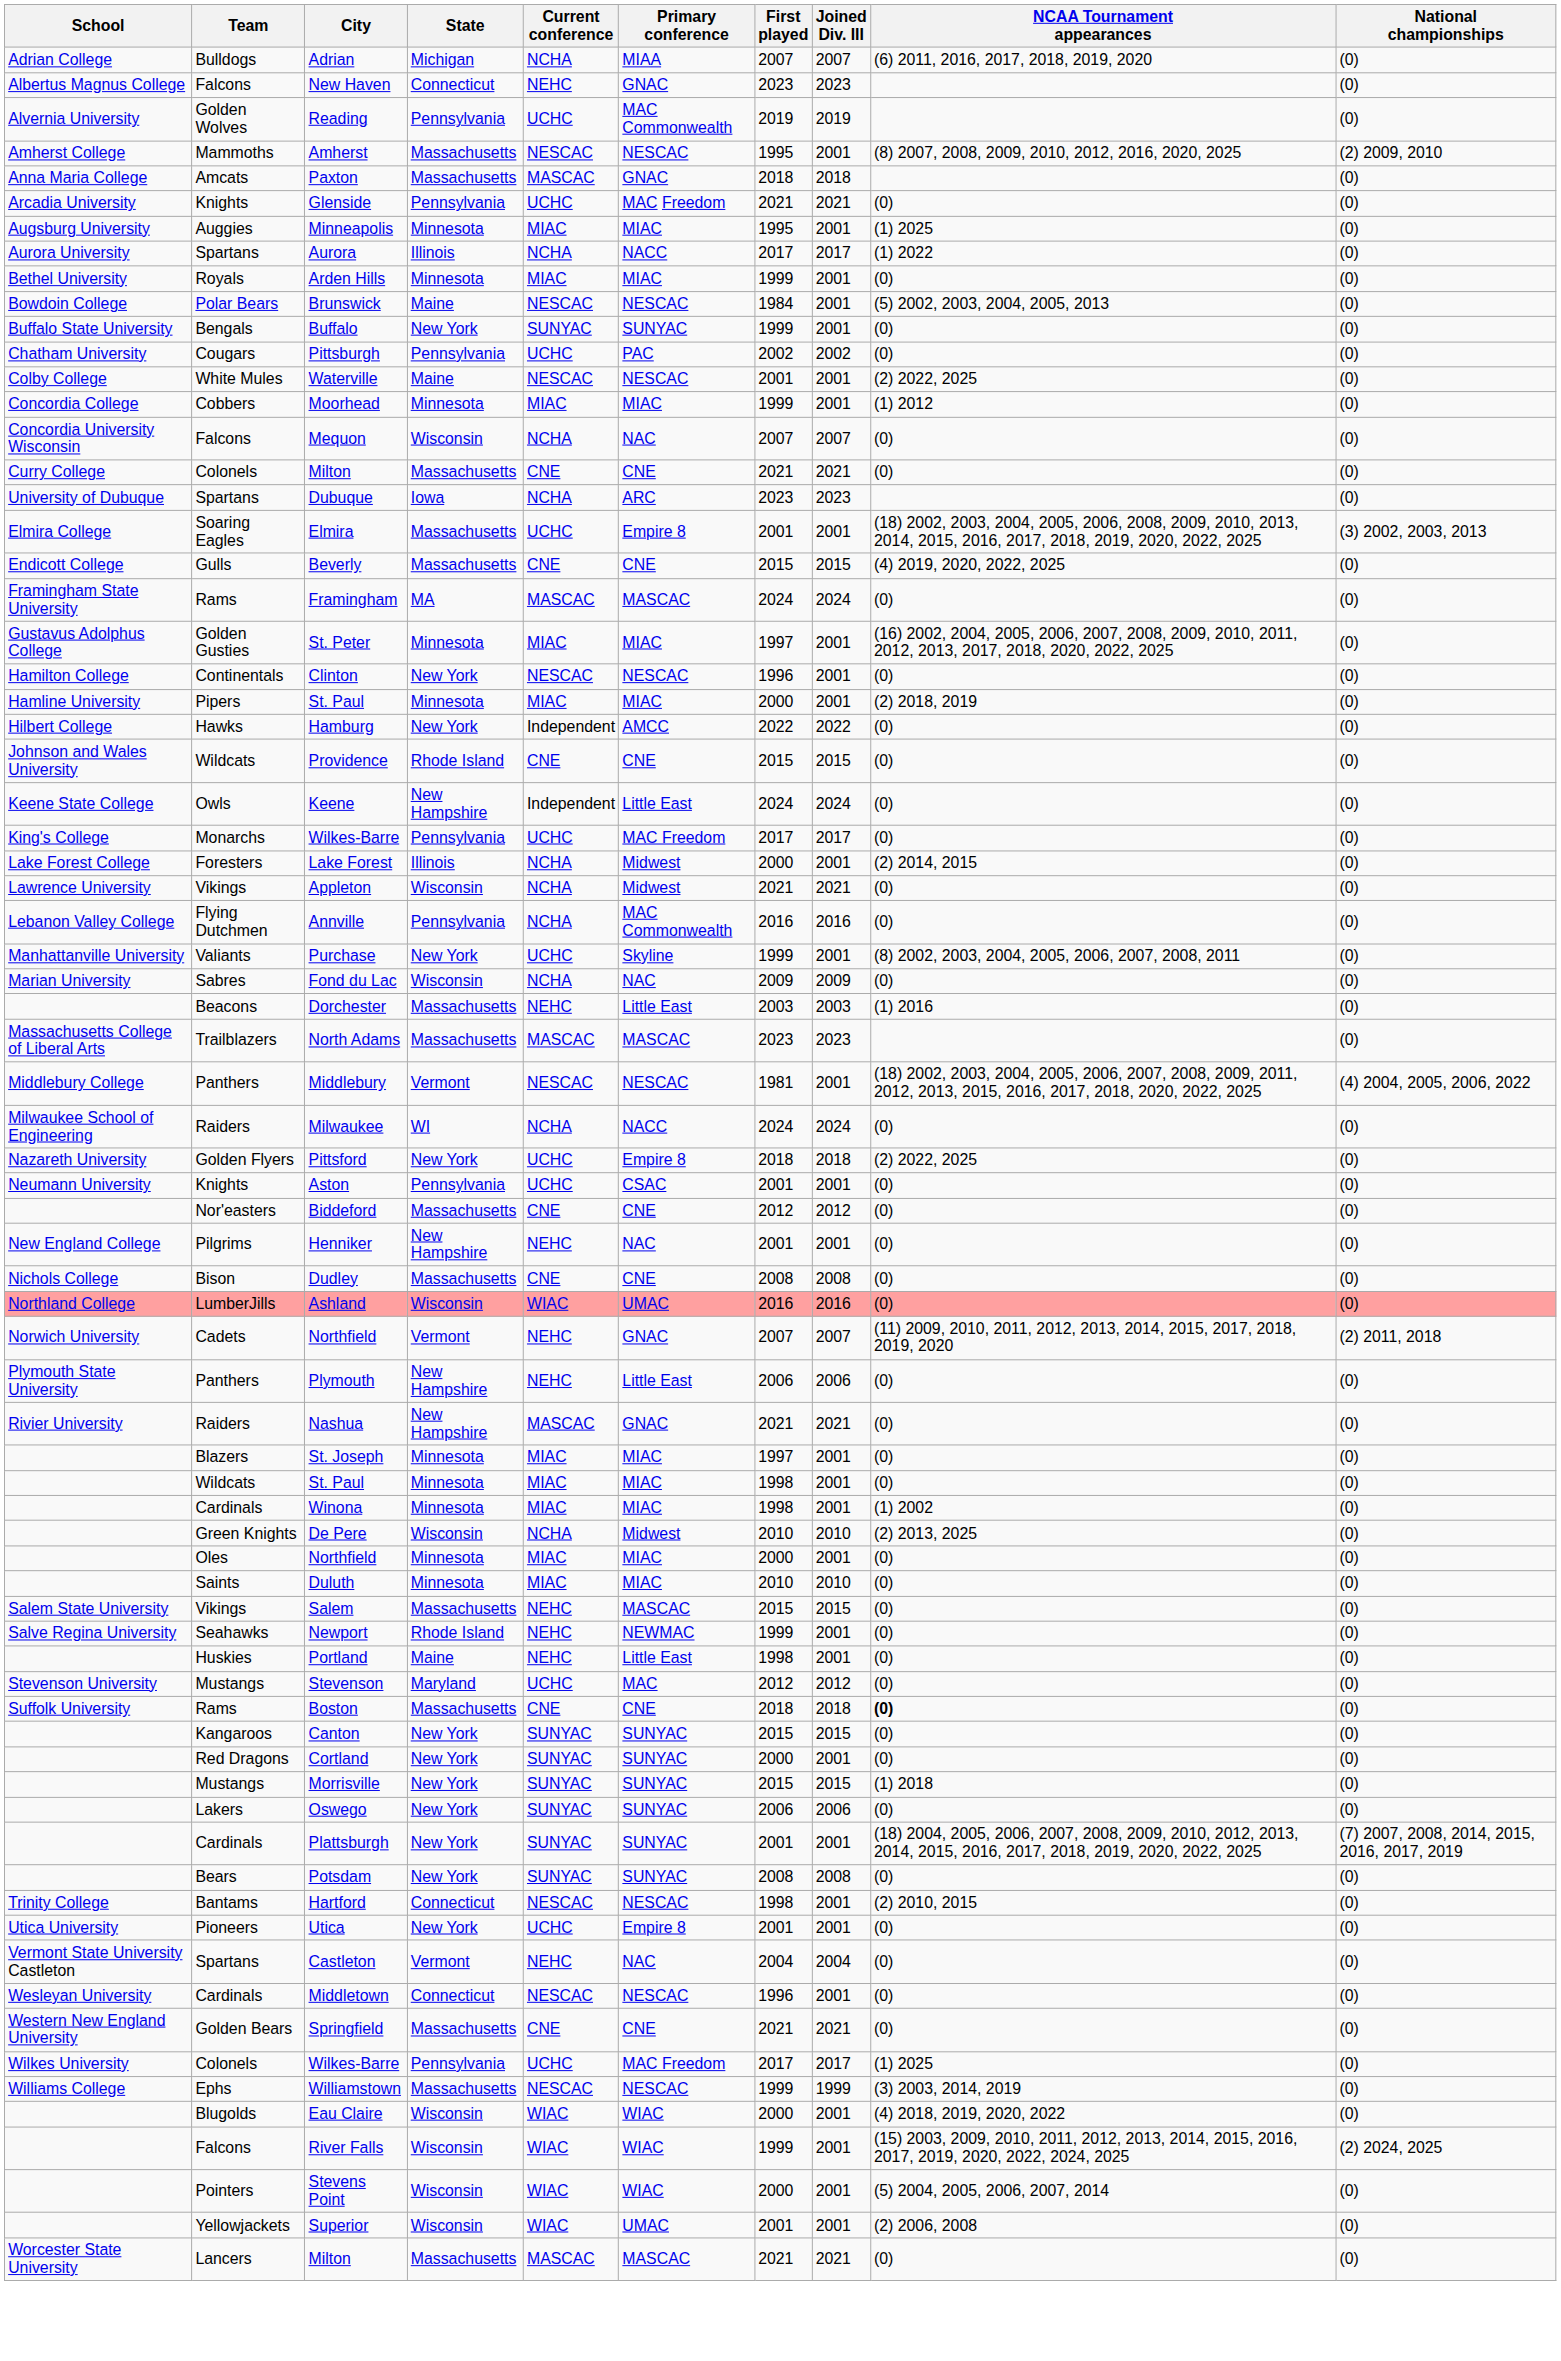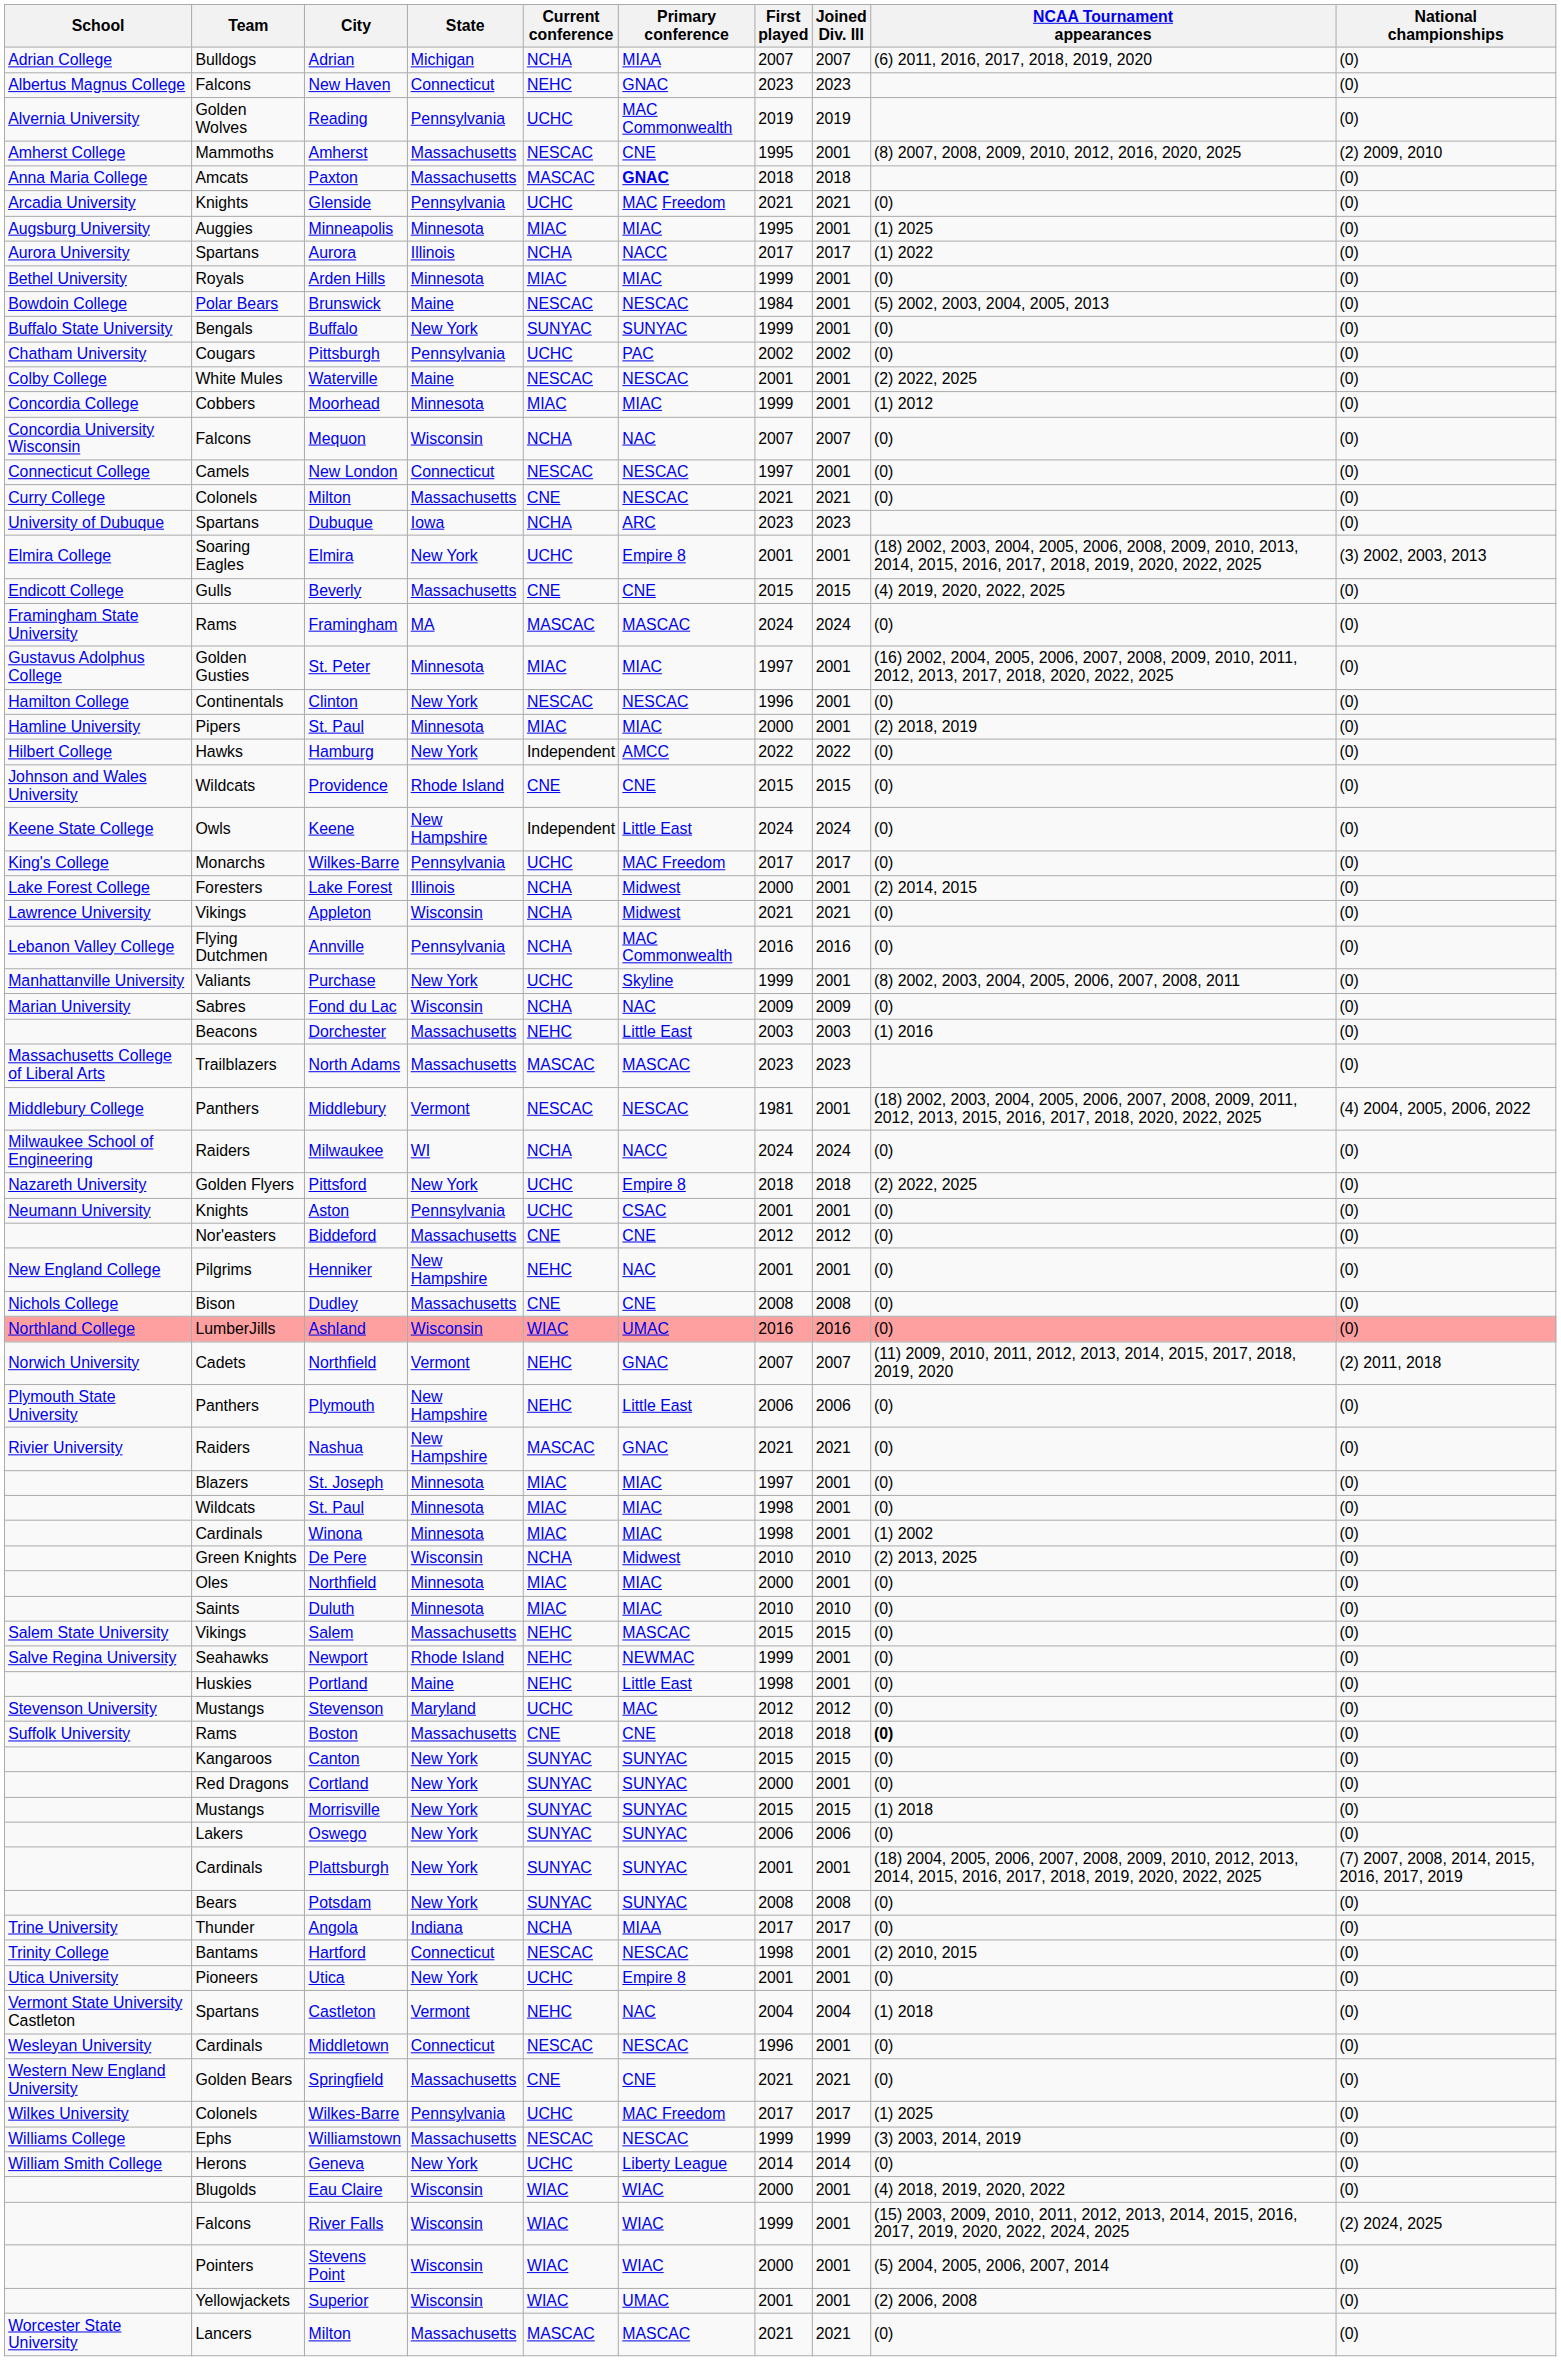(655, 153) NESCAC -> (639, 153) CNE
(645, 178) normal -> (646, 178) bold
+ row: (222, 472)
(639, 472) CNE -> (655, 497) NESCAC
(464, 531) Massachusetts -> (444, 556) New York
+ row: (225, 1927)
(884, 1961) (0) -> (903, 2012) (1) 2018
+ row: (221, 2164)
